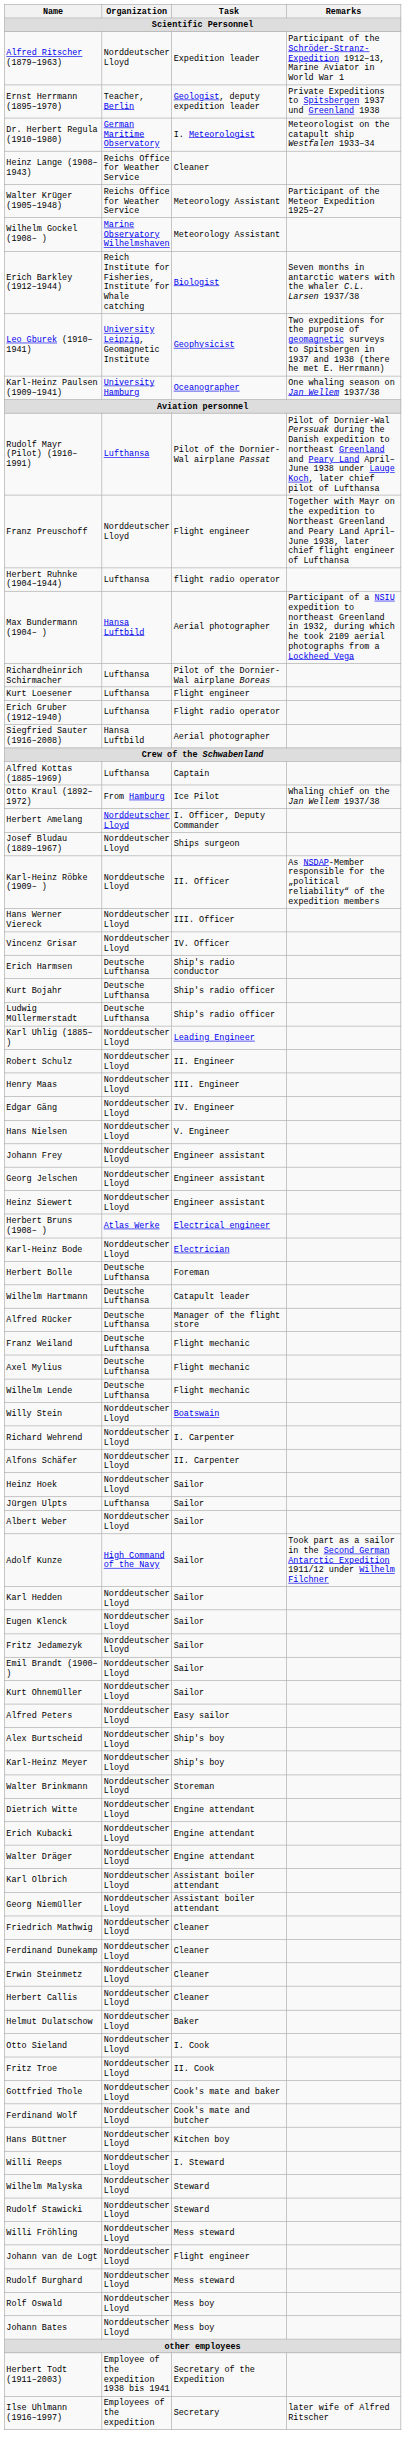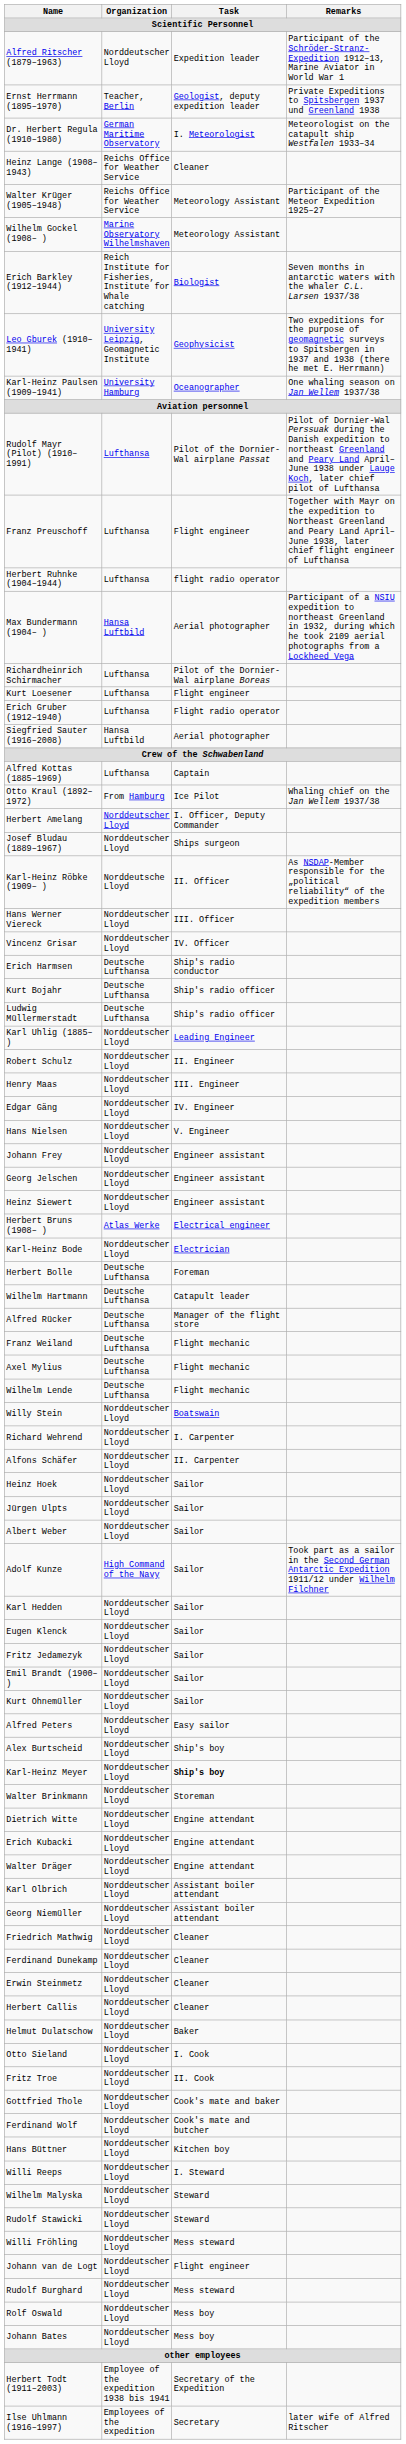(137, 531) Norddeutscher Lloyd -> (127, 531) Lufthansa
(127, 1503) Lufthansa -> (137, 1508) Norddeutscher Lloyd
(199, 1763) normal -> (199, 1773) bold
